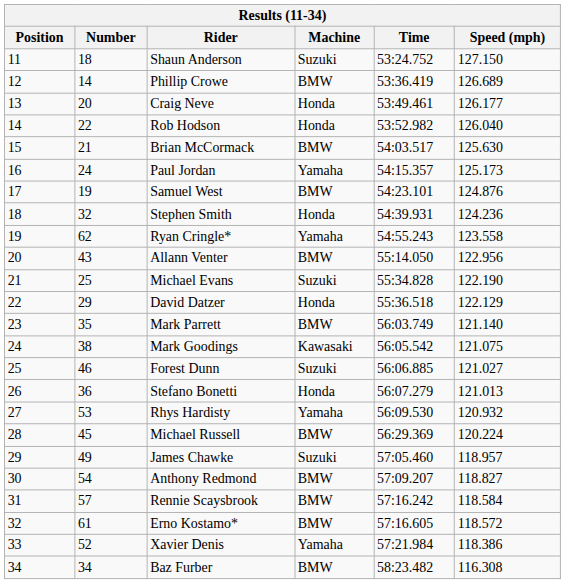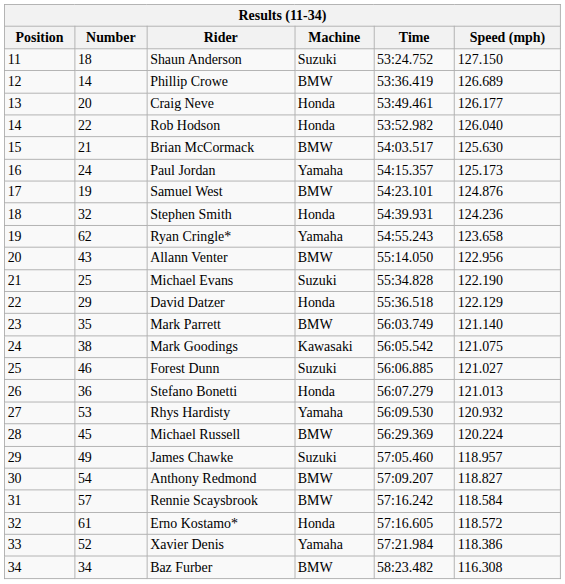(480, 236) 123.558 -> (480, 236) 123.658
(315, 523) BMW -> (316, 523) Honda
